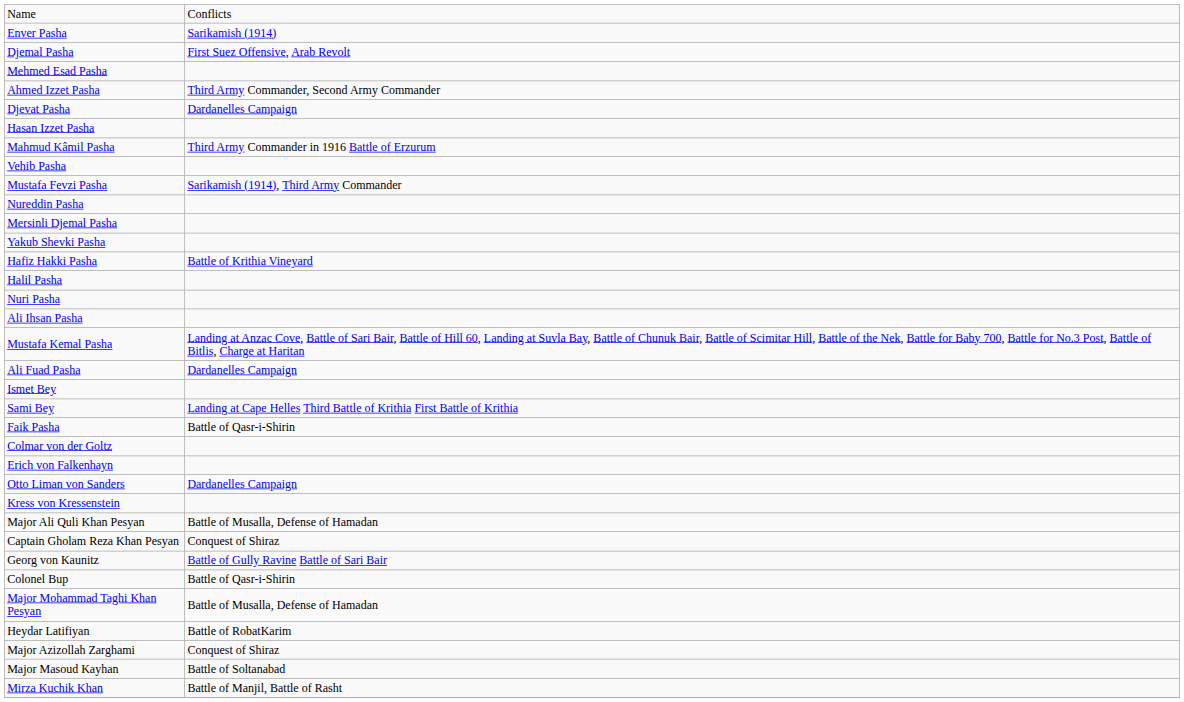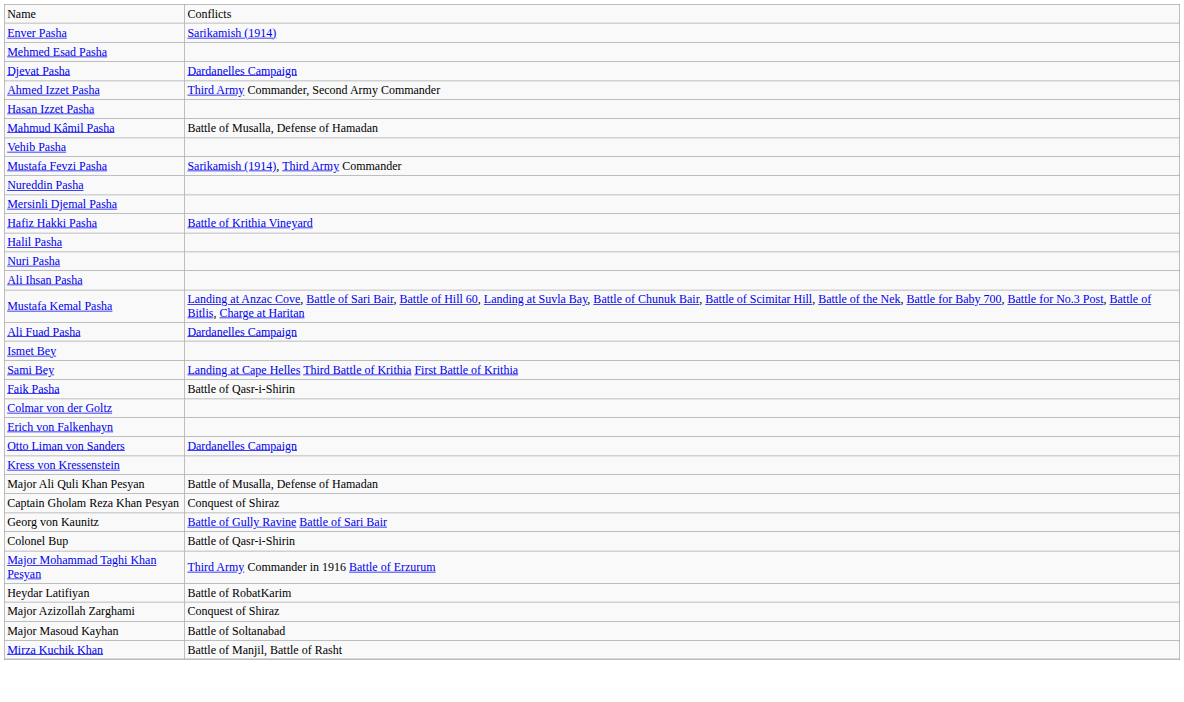- row: (40, 52)
rows swapped: (53, 90) <-> (39, 109)
(312, 147) Third Army Commander in 1916 Battle of Erzurum -> (283, 128) Battle of Musalla, Defense of Hamadan
- row: (56, 242)
(283, 605) Battle of Musalla, Defense of Hamadan -> (312, 567) Third Army Commander in 1916 Battle of Erzurum
